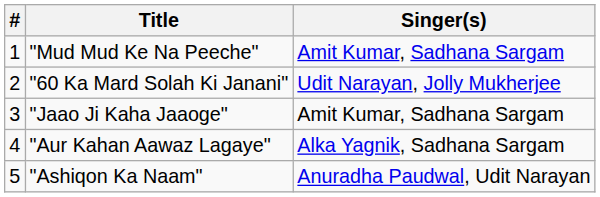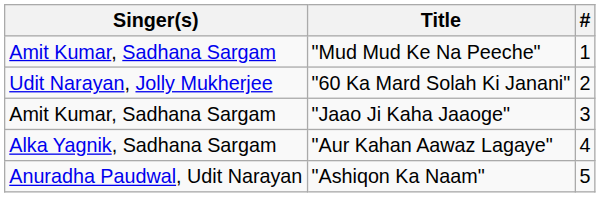columns swapped: (15, 20) <-> (444, 20)
